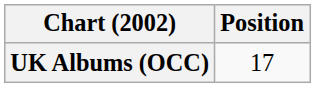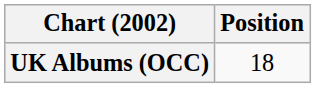(262, 62) 17 -> (262, 62) 18
